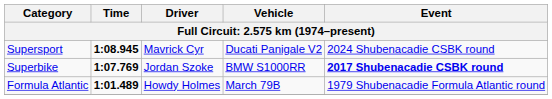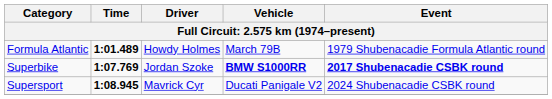rows swapped: (48, 85) <-> (35, 49)
(265, 67) normal -> (266, 67) bold
